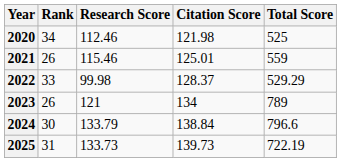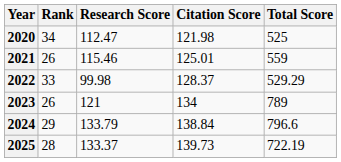(99, 37) 112.46 -> (99, 37) 112.47
(48, 124) 30 -> (48, 124) 29
(48, 146) 31 -> (48, 146) 28
(99, 146) 133.73 -> (99, 146) 133.37
